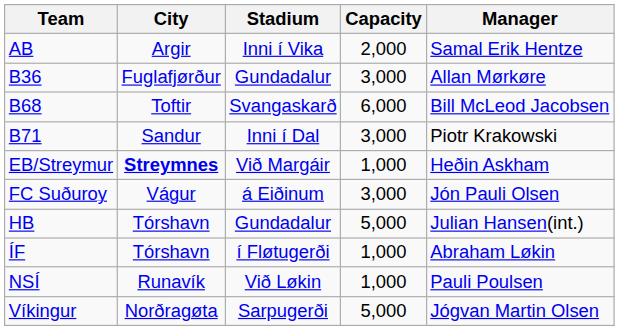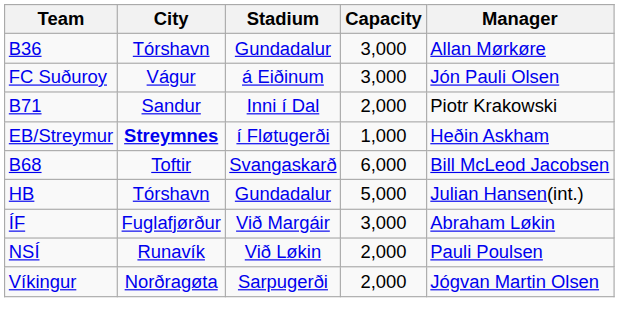- row: (21, 48)
(171, 77) Fuglafjørður -> (171, 48) Tórshavn
rows swapped: (25, 106) <-> (58, 194)
(383, 135) 3,000 -> (383, 106) 2,000
(283, 164) Við Margáir -> (283, 135) í Fløtugerði
(171, 252) Tórshavn -> (171, 223) Fuglafjørður
(283, 252) í Fløtugerði -> (283, 223) Við Margáir
(383, 252) 1,000 -> (383, 223) 3,000
(383, 281) 1,000 -> (383, 252) 2,000
(383, 310) 5,000 -> (383, 281) 2,000
